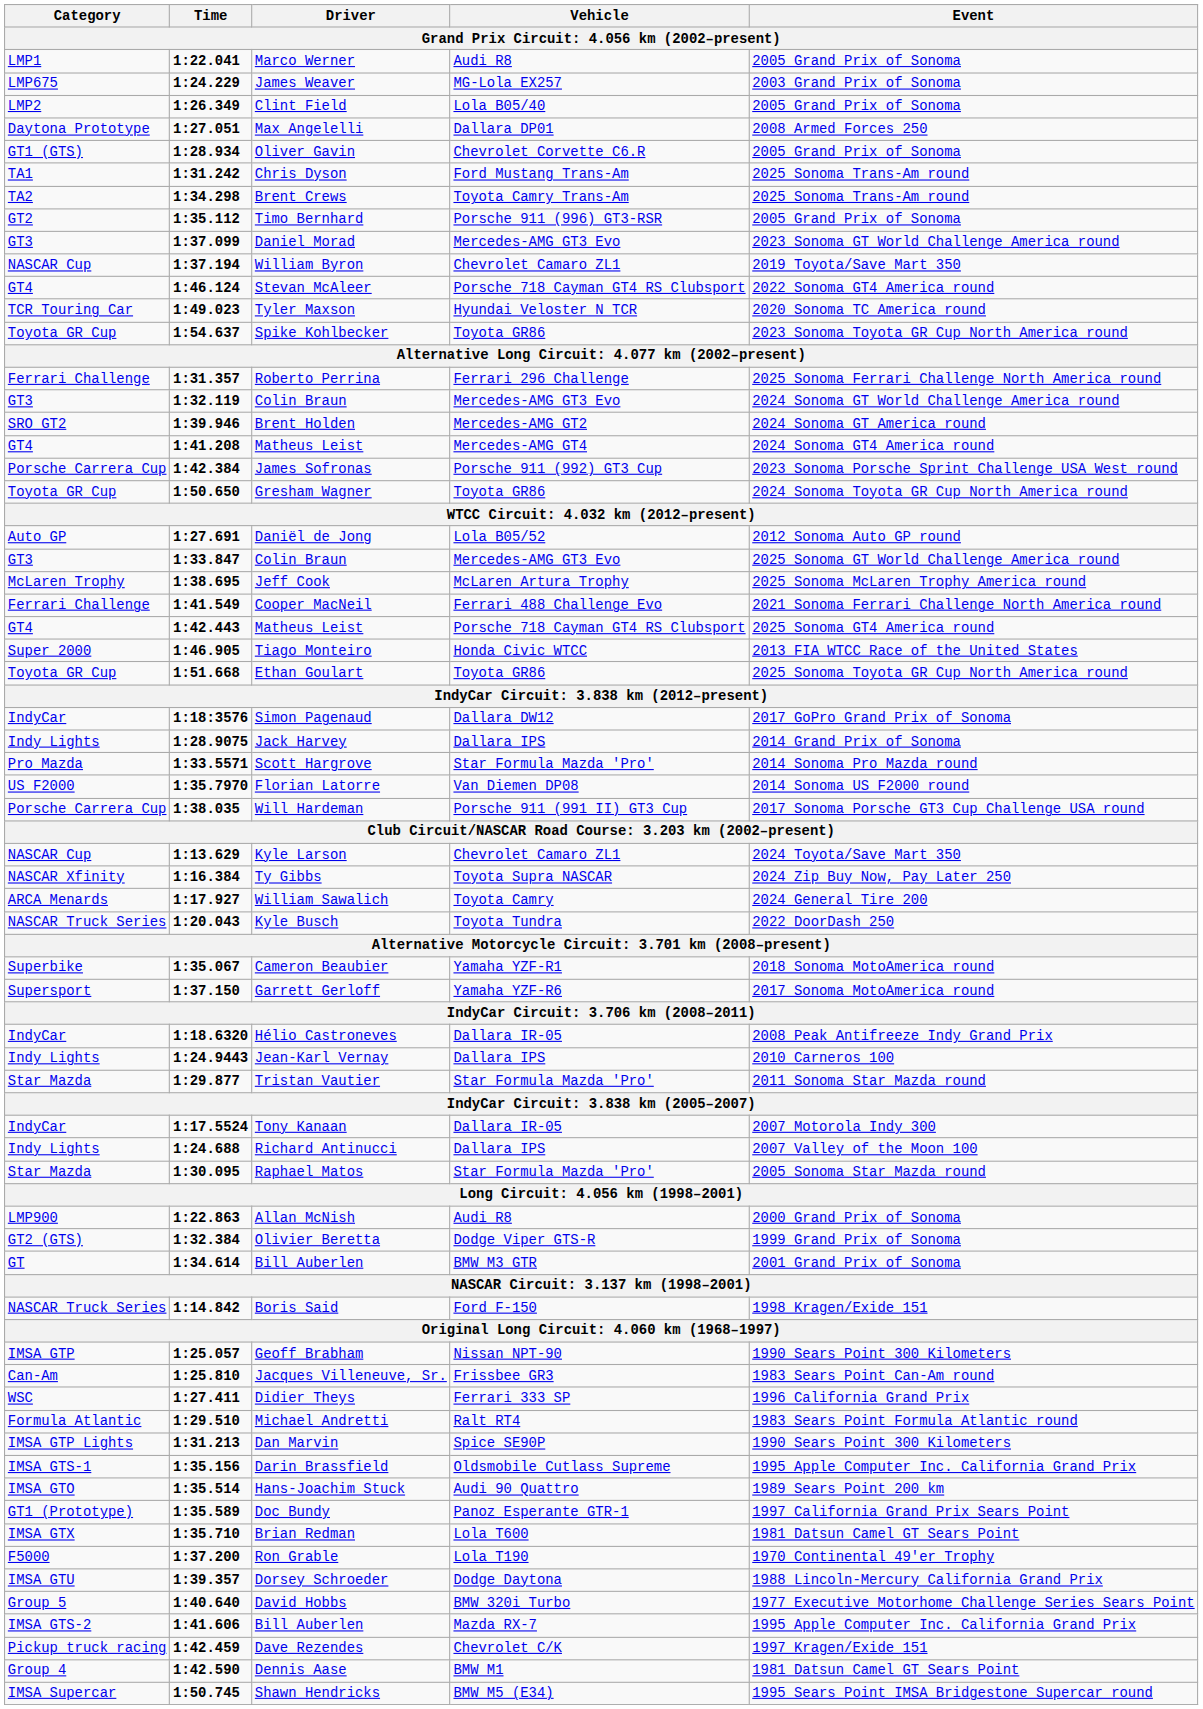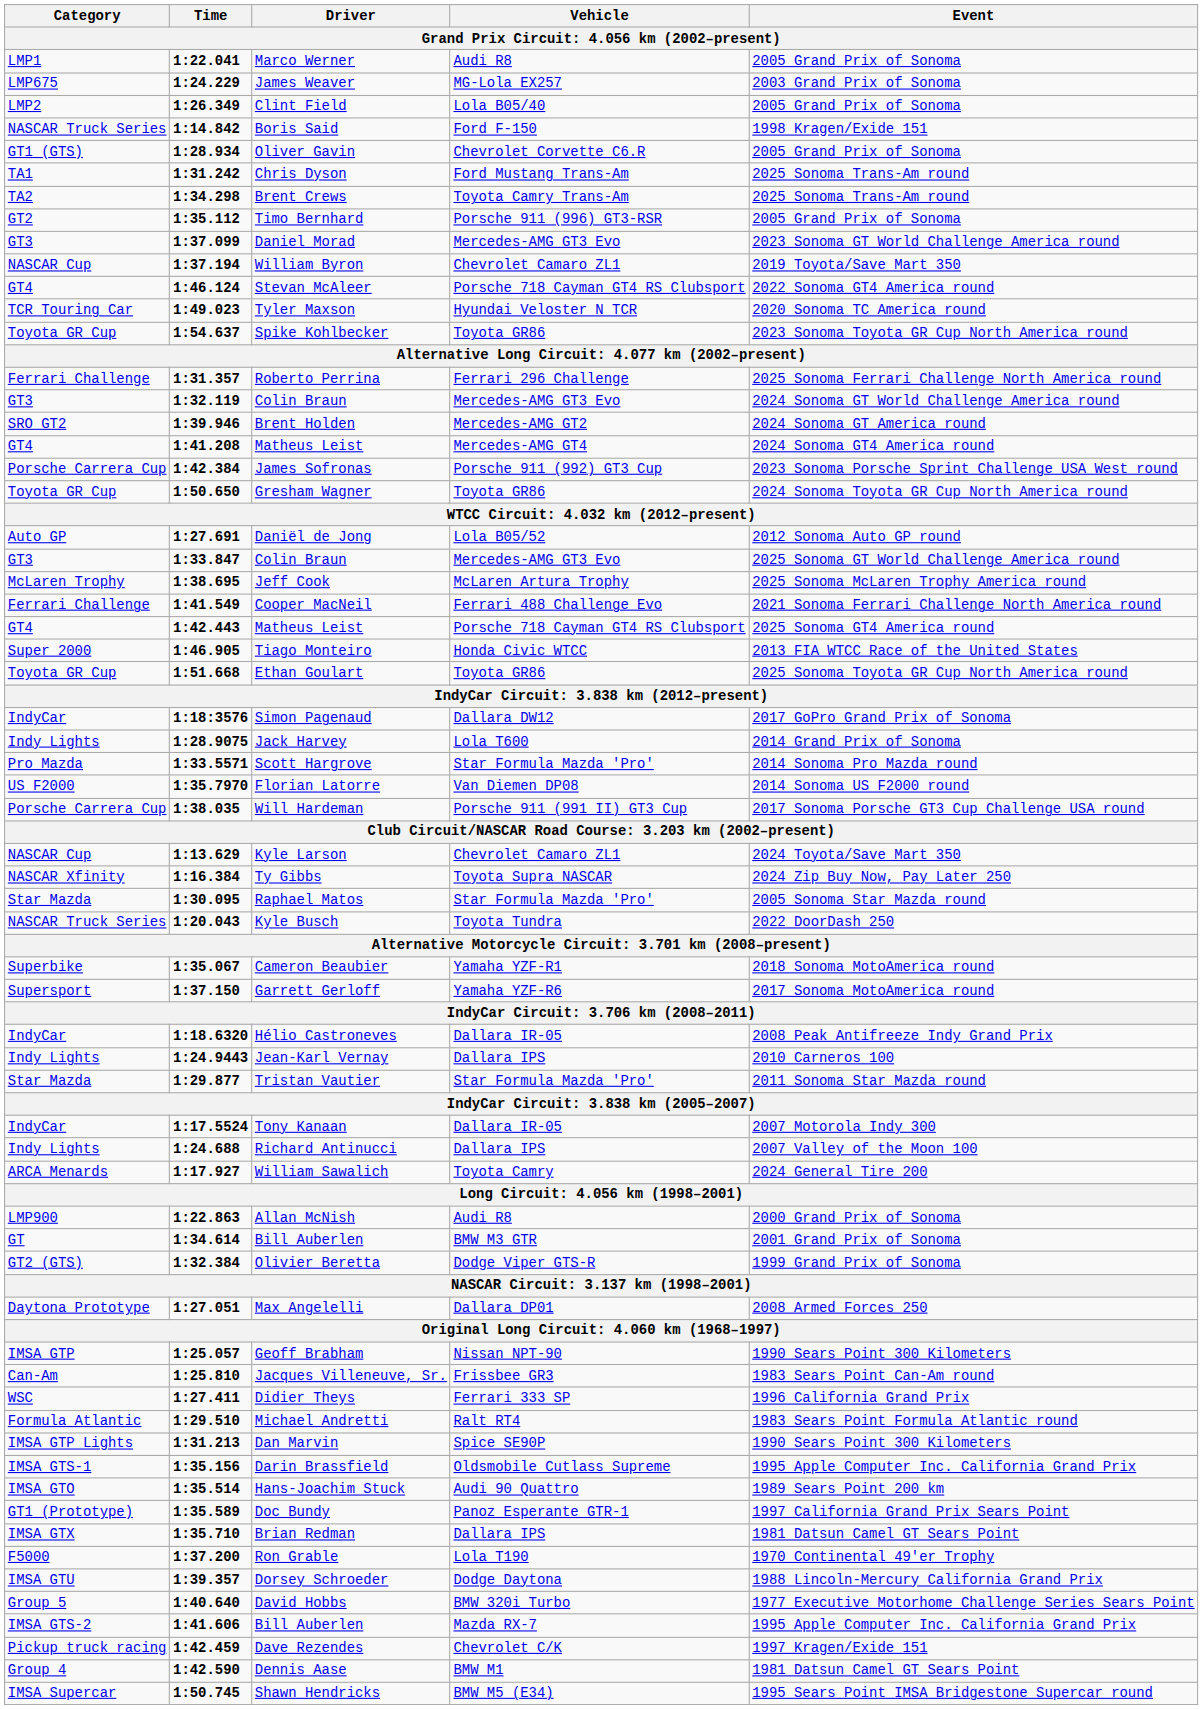rows swapped: (206, 129) <-> (206, 1308)
(499, 741) Dallara IPS -> (491, 741) Lola T600
rows swapped: (206, 900) <-> (206, 1172)
rows swapped: (206, 1240) <-> (206, 1263)
(491, 1535) Lola T600 -> (499, 1535) Dallara IPS
